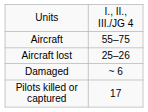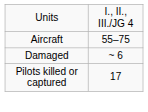- row: (47, 55)
